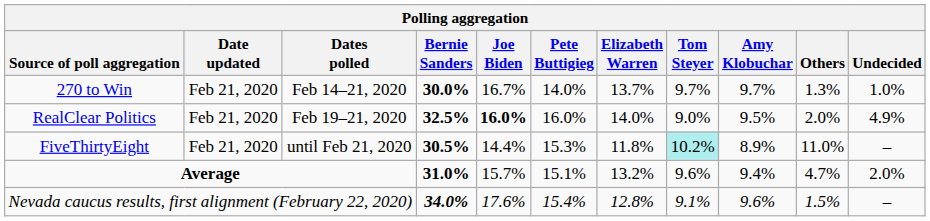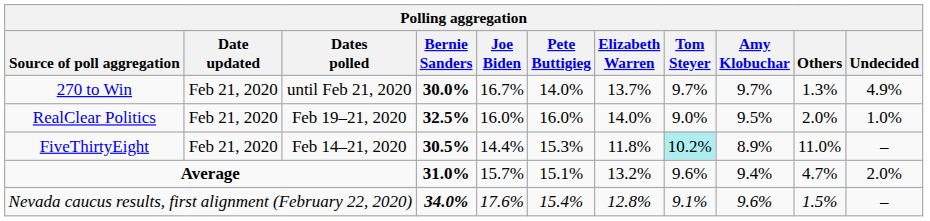(349, 90) Feb 14–21, 2020 -> (349, 90) until Feb 21, 2020
(887, 90) 1.0% -> (884, 90) 4.9%
(503, 118) bold -> (502, 118) normal
(887, 118) 4.9% -> (884, 118) 1.0%
(349, 146) until Feb 21, 2020 -> (349, 146) Feb 14–21, 2020
